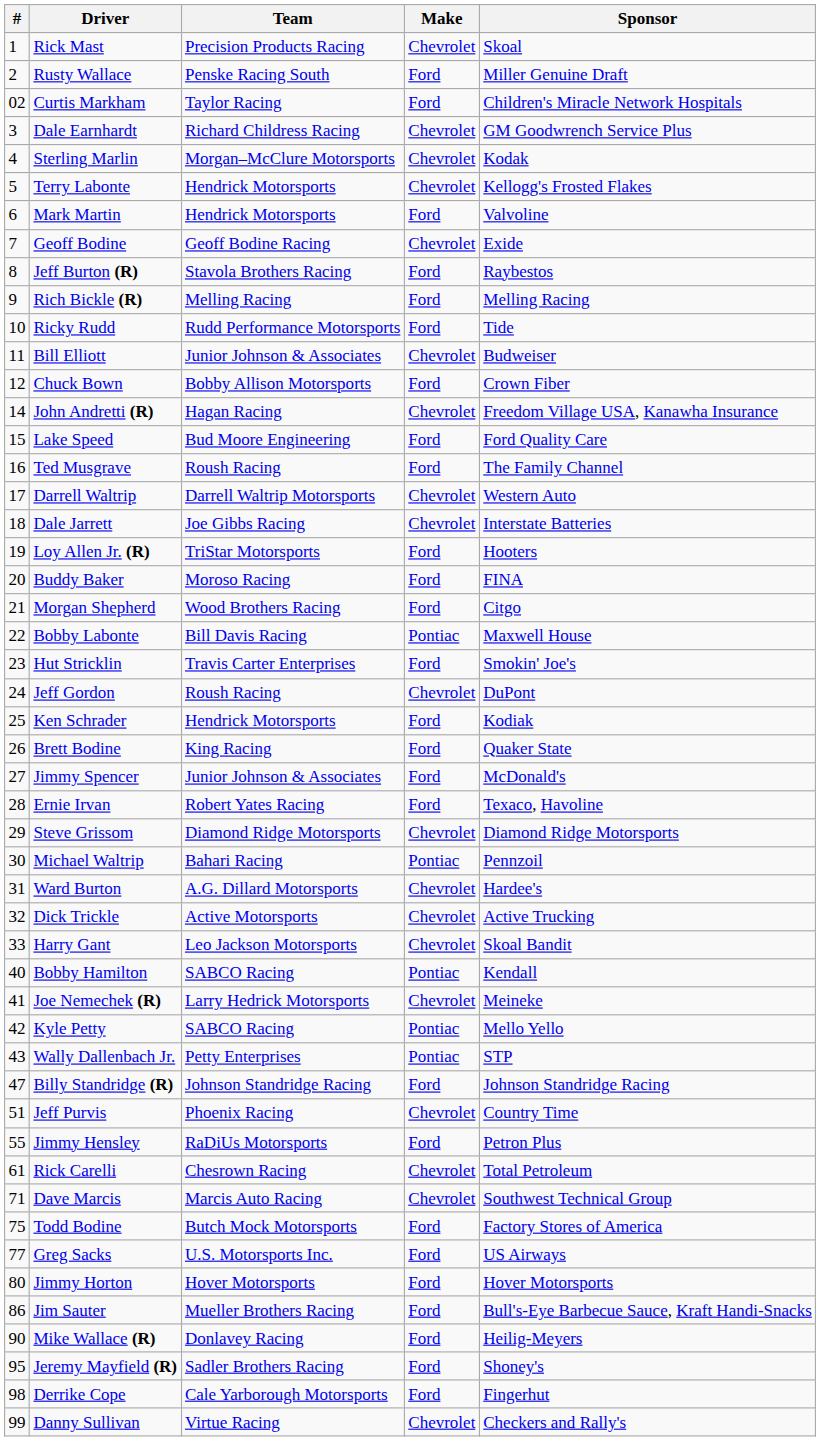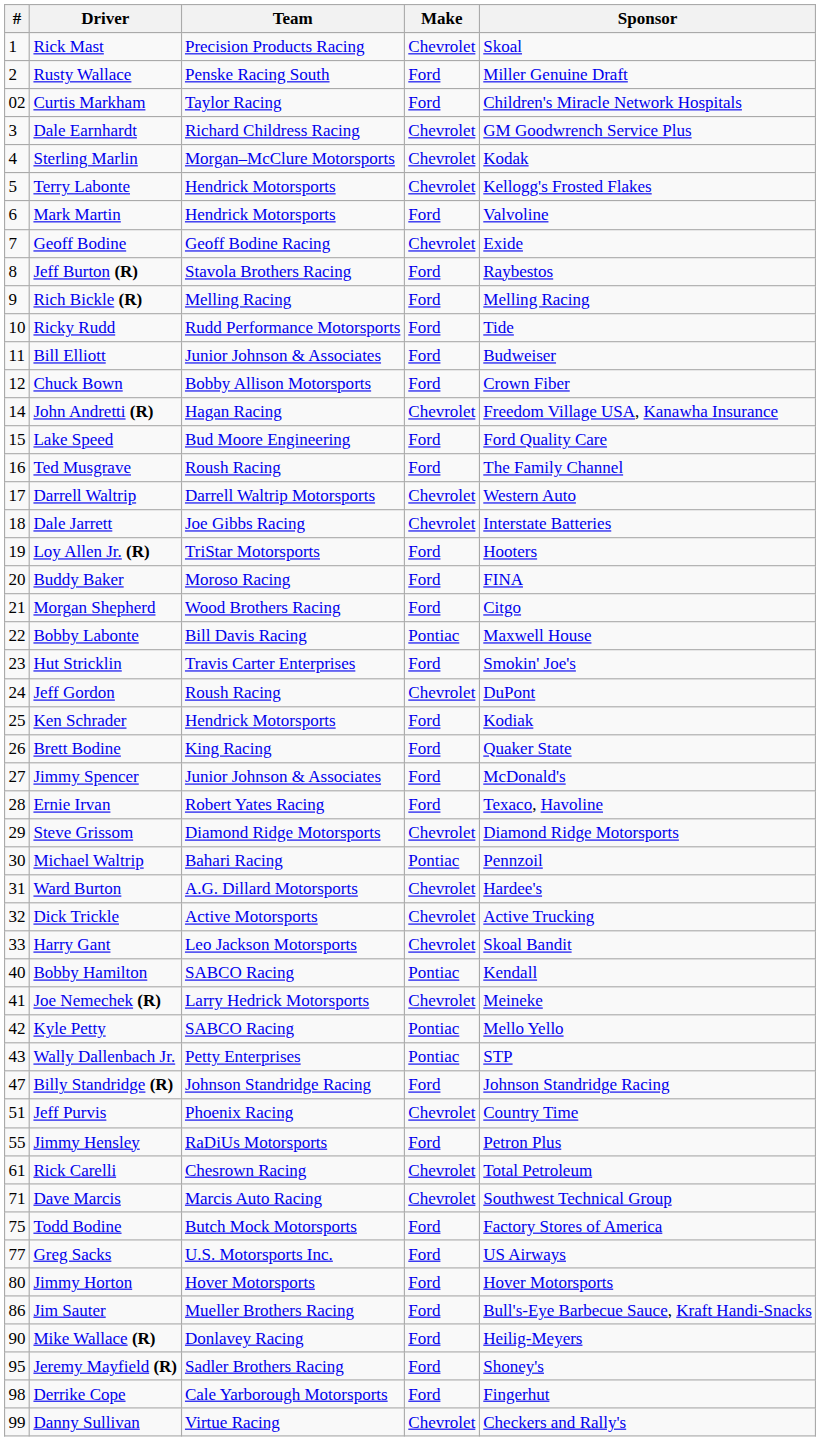(442, 355) Chevrolet -> (424, 355) Ford
